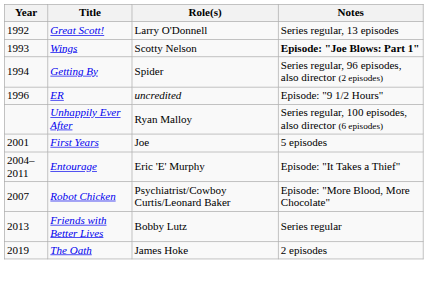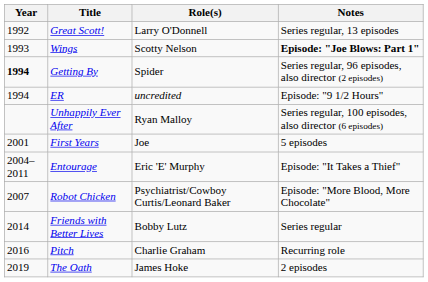(18, 71) normal -> (18, 71) bold
(18, 95) 1996 -> (18, 95) 1994
(18, 226) 2013 -> (18, 226) 2014
+ row: (62, 250)
